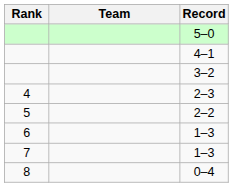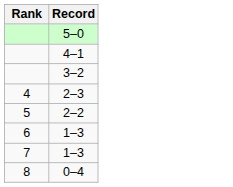- column: (114, 14)
